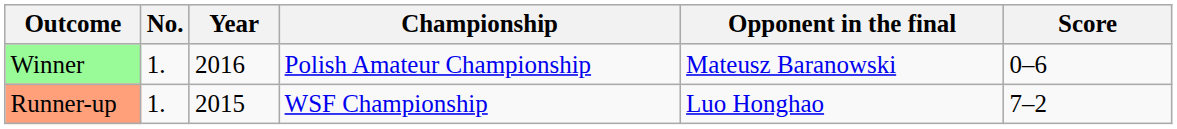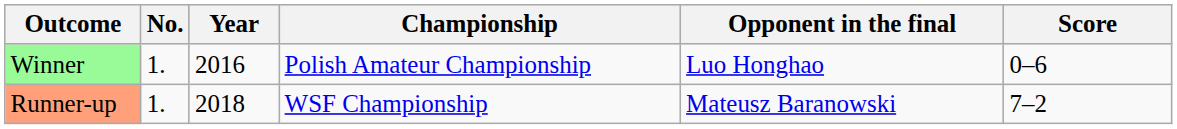(791, 63) Mateusz Baranowski -> (755, 63) Luo Honghao
(220, 103) 2015 -> (220, 103) 2018
(755, 103) Luo Honghao -> (791, 103) Mateusz Baranowski
